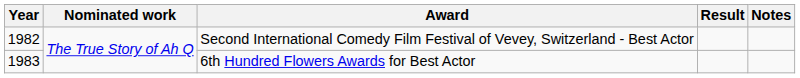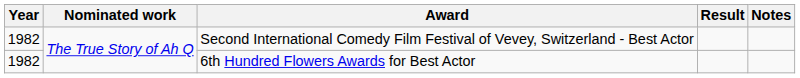(24, 61) 1983 -> (24, 61) 1982
